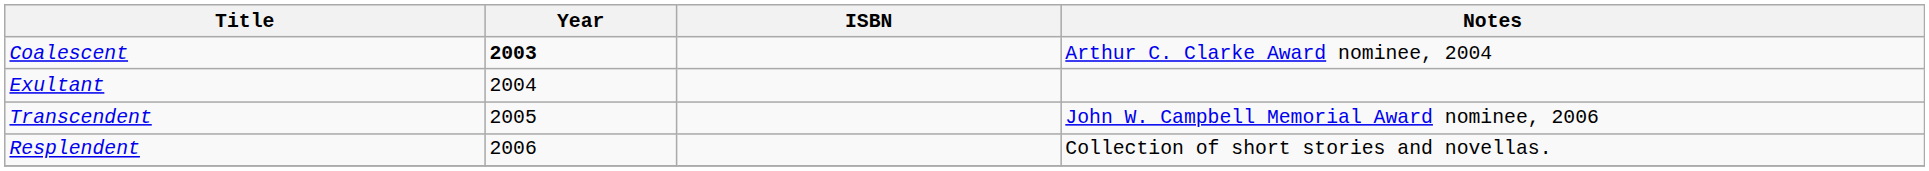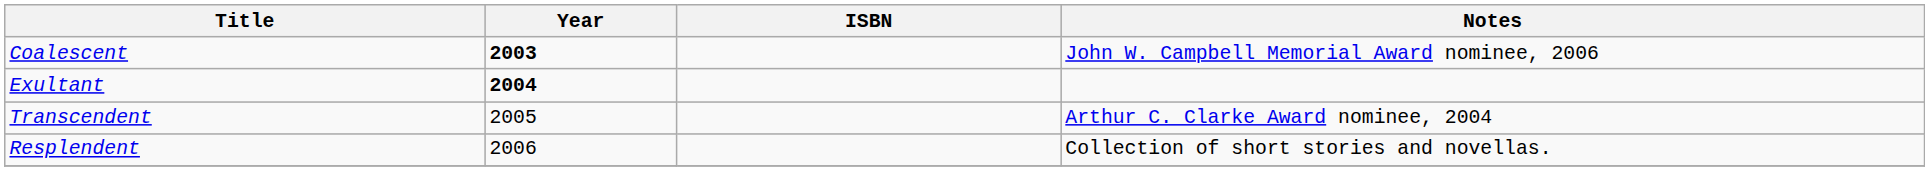(1279, 53) Arthur C. Clarke Award nominee, 2004 -> (1332, 53) John W. Campbell Memorial Award nominee, 2006
(513, 85) normal -> (513, 85) bold
(1332, 117) John W. Campbell Memorial Award nominee, 2006 -> (1279, 117) Arthur C. Clarke Award nominee, 2004
